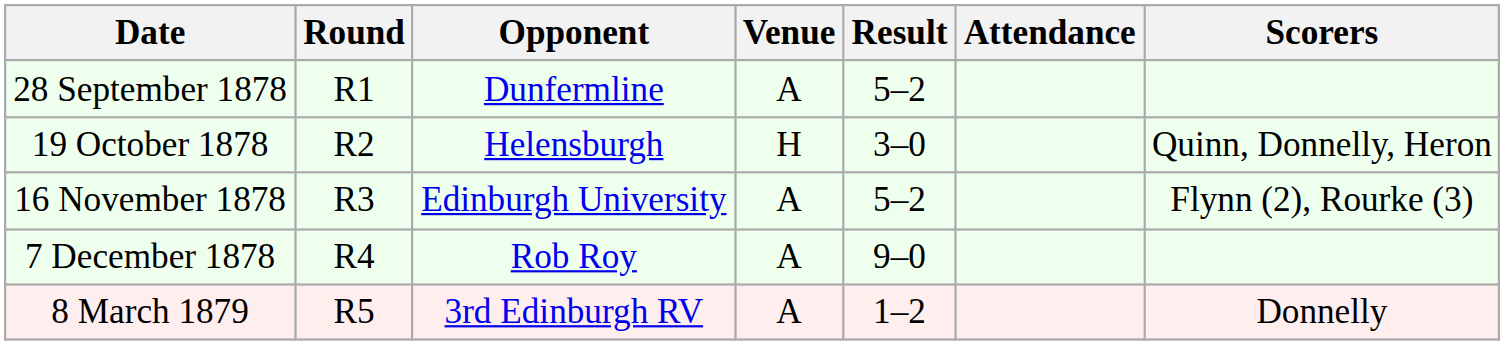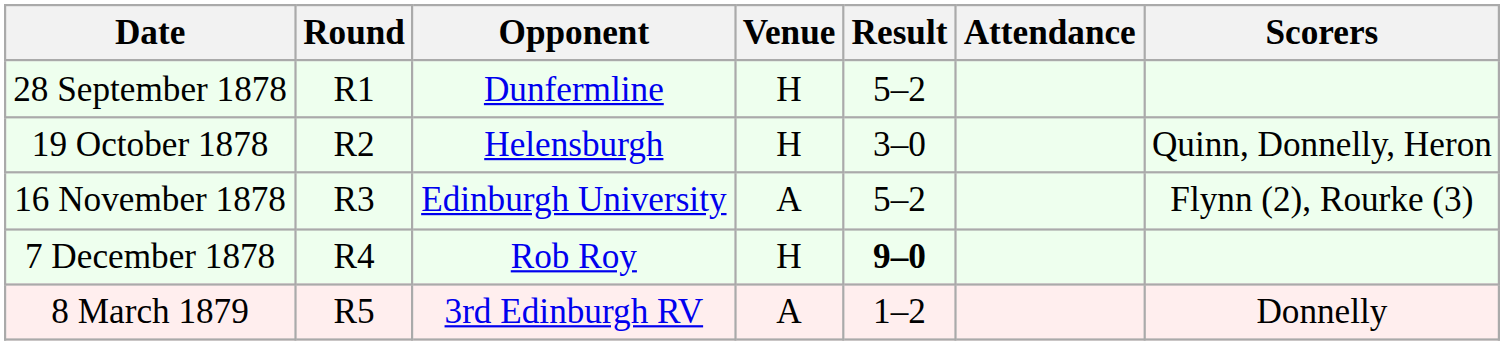(789, 88) A -> (789, 88) H
(789, 255) A -> (789, 255) H
(900, 255) normal -> (900, 255) bold
